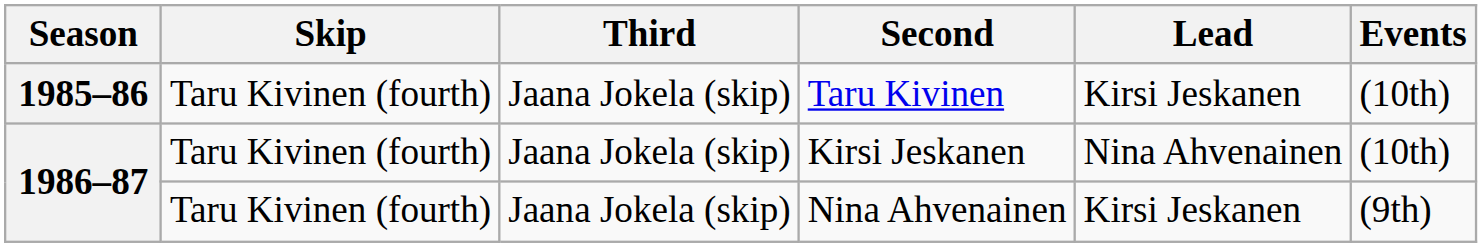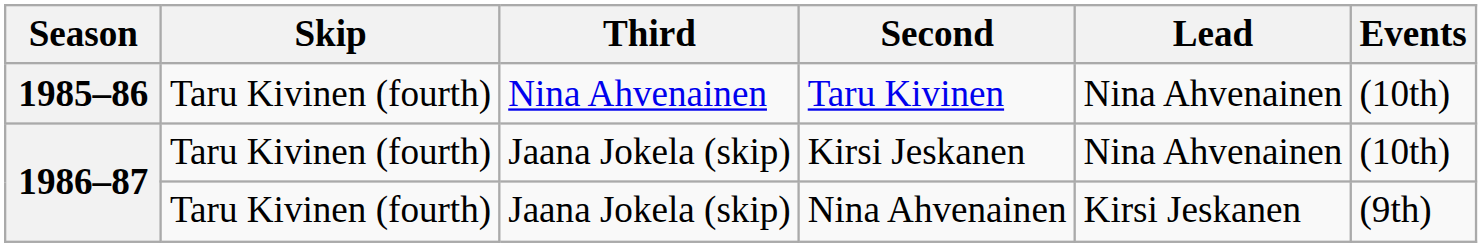(649, 92) Jaana Jokela (skip) -> (638, 92) Nina Ahvenainen
(1192, 92) Kirsi Jeskanen -> (1213, 92) Nina Ahvenainen
